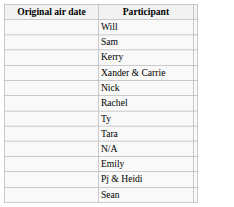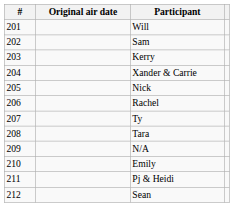+ column: (20, 12)
